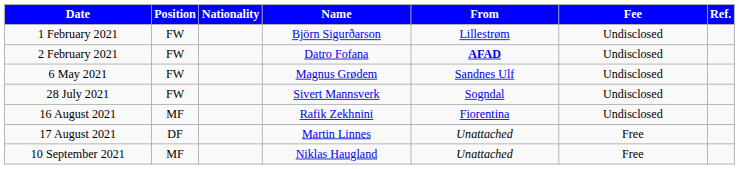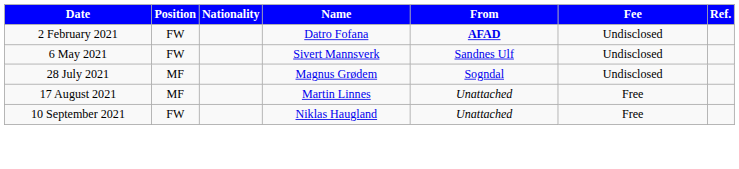- row: (78, 34)
(336, 74) Magnus Grødem -> (336, 54) Sivert Mannsverk
(175, 94) FW -> (175, 74) MF
(336, 94) Sivert Mannsverk -> (336, 74) Magnus Grødem
- row: (78, 114)
(175, 134) DF -> (175, 94) MF
(175, 154) MF -> (175, 114) FW
